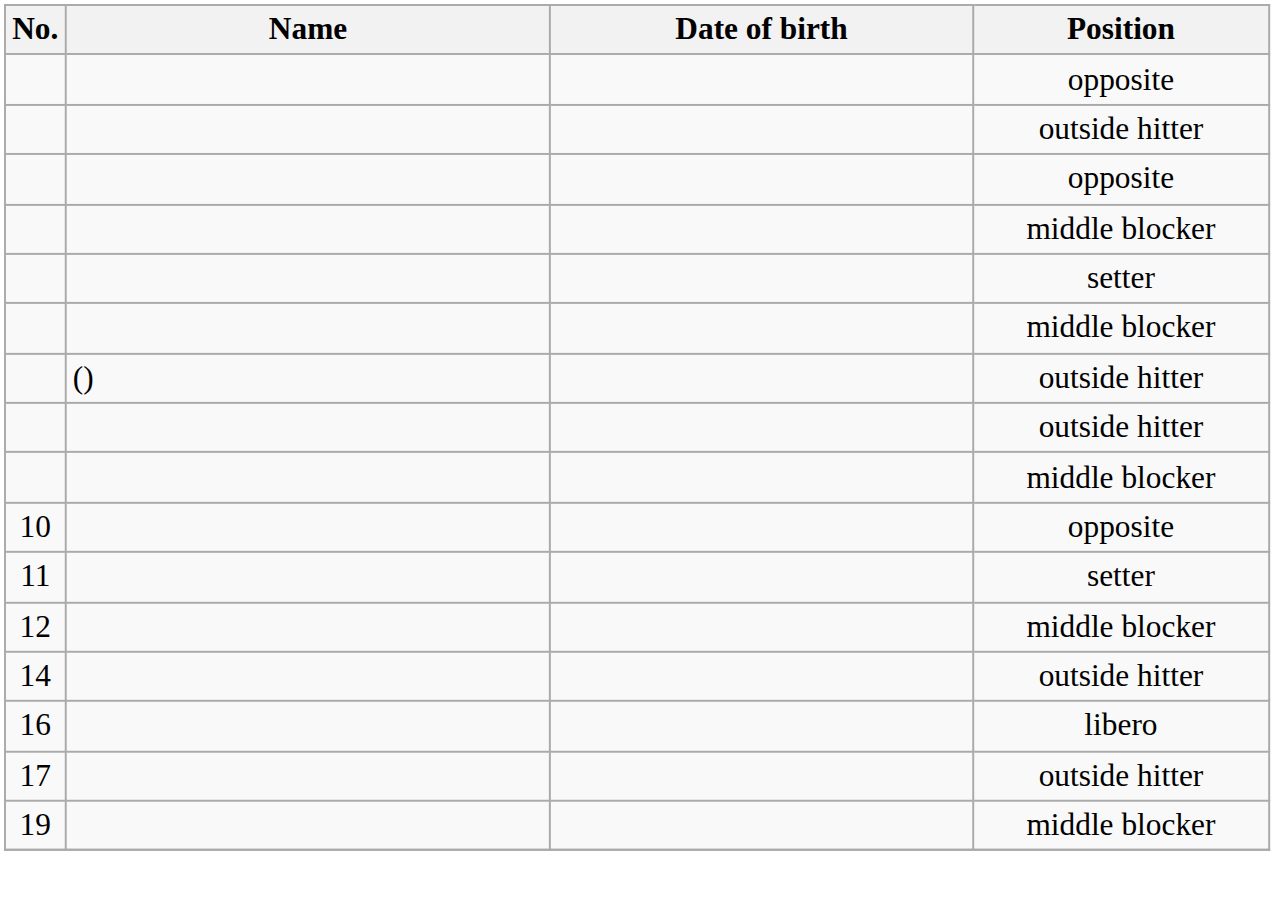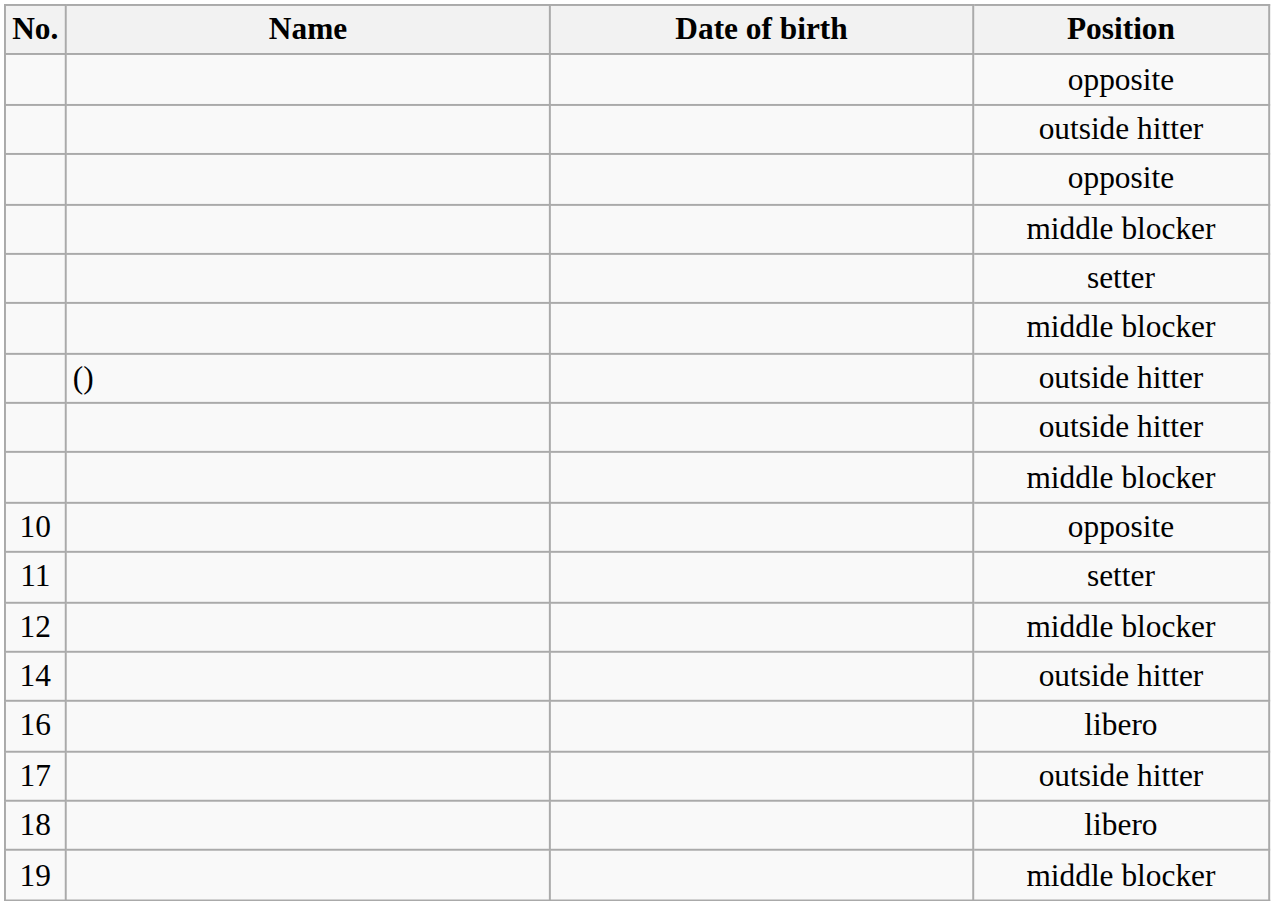+ row: (35, 825)
